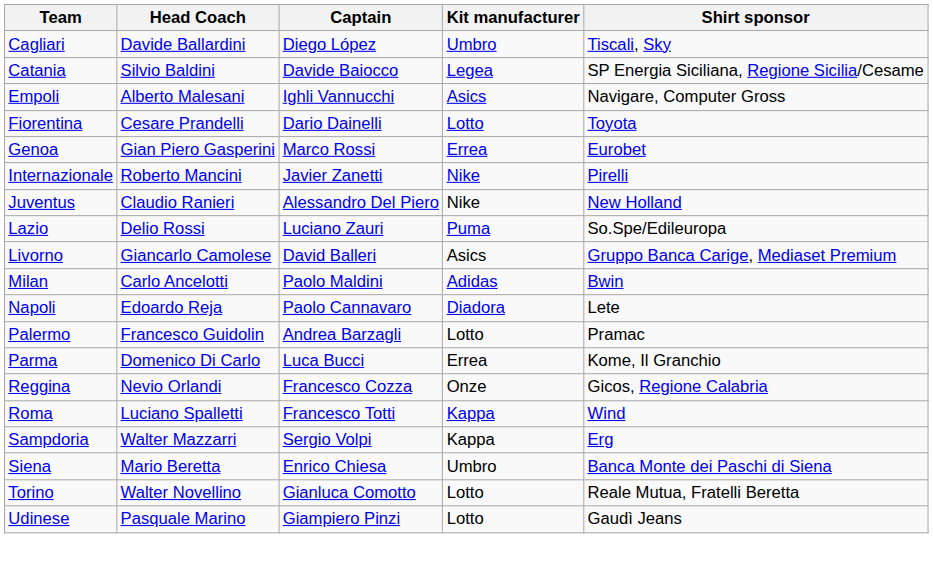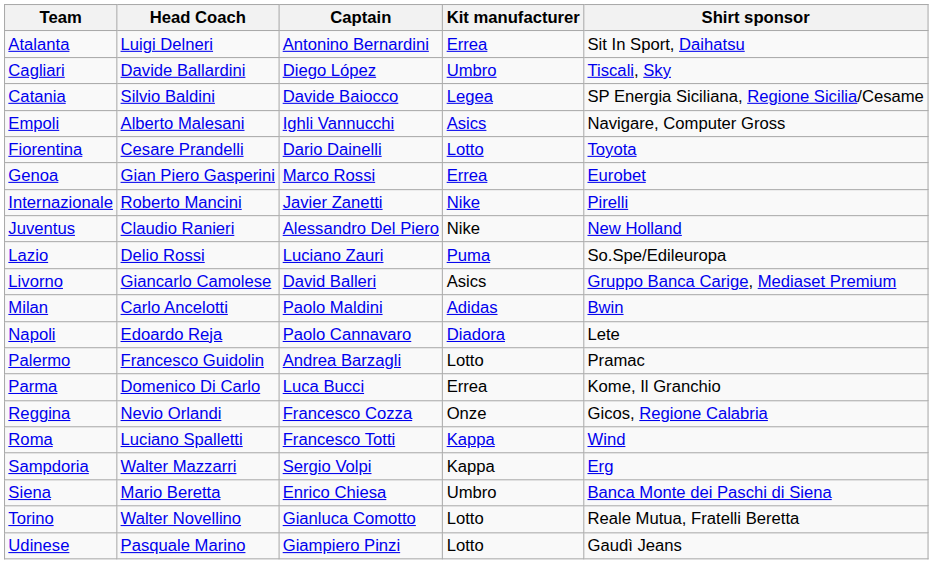+ row: (39, 44)
